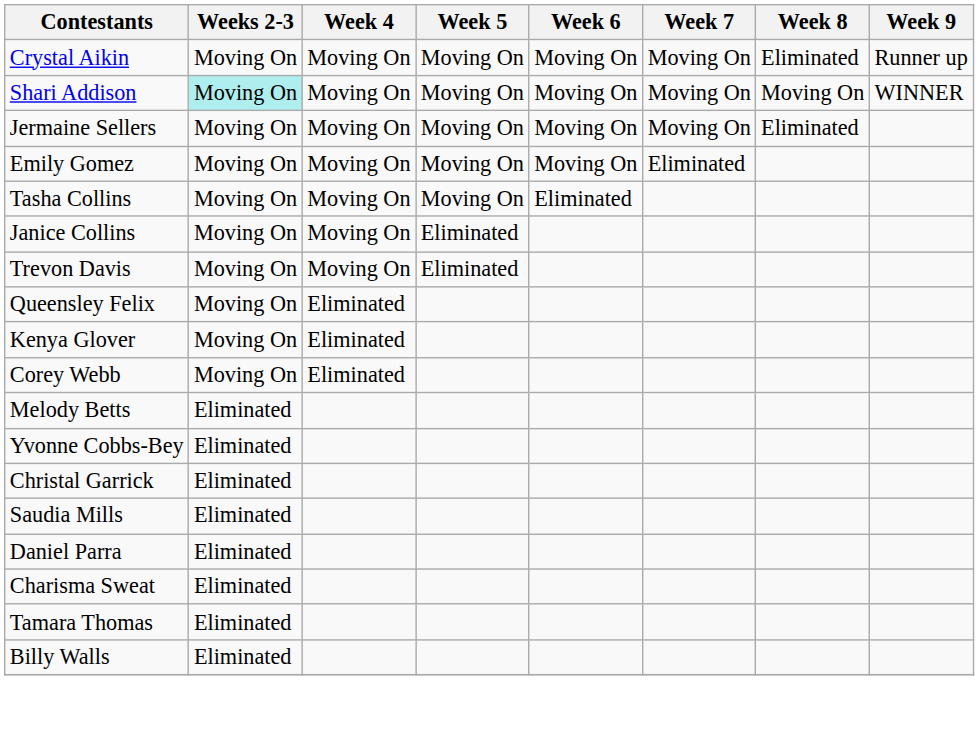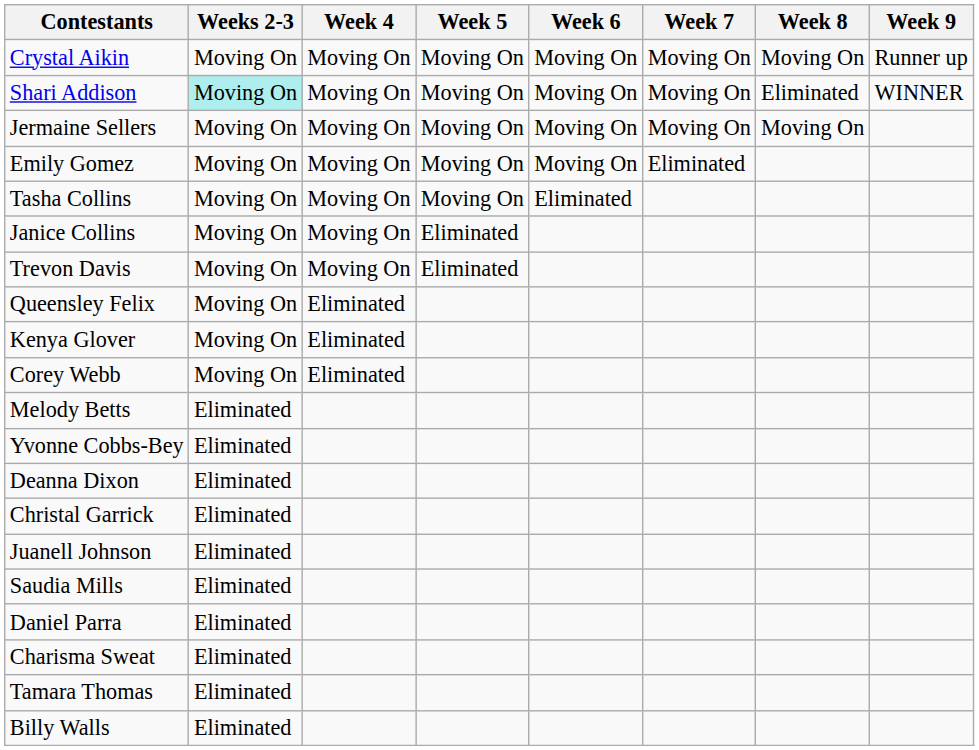(810, 57) Eliminated -> (813, 57) Moving On
(813, 92) Moving On -> (810, 92) Eliminated
(810, 127) Eliminated -> (813, 127) Moving On
+ row: (74, 480)
+ row: (81, 551)
